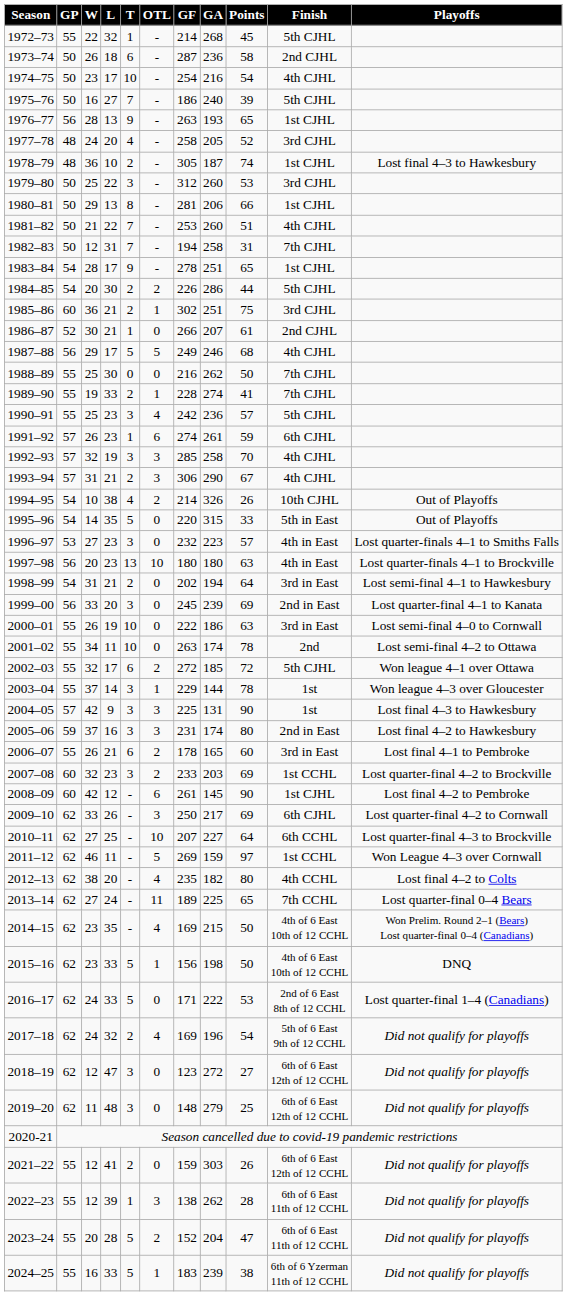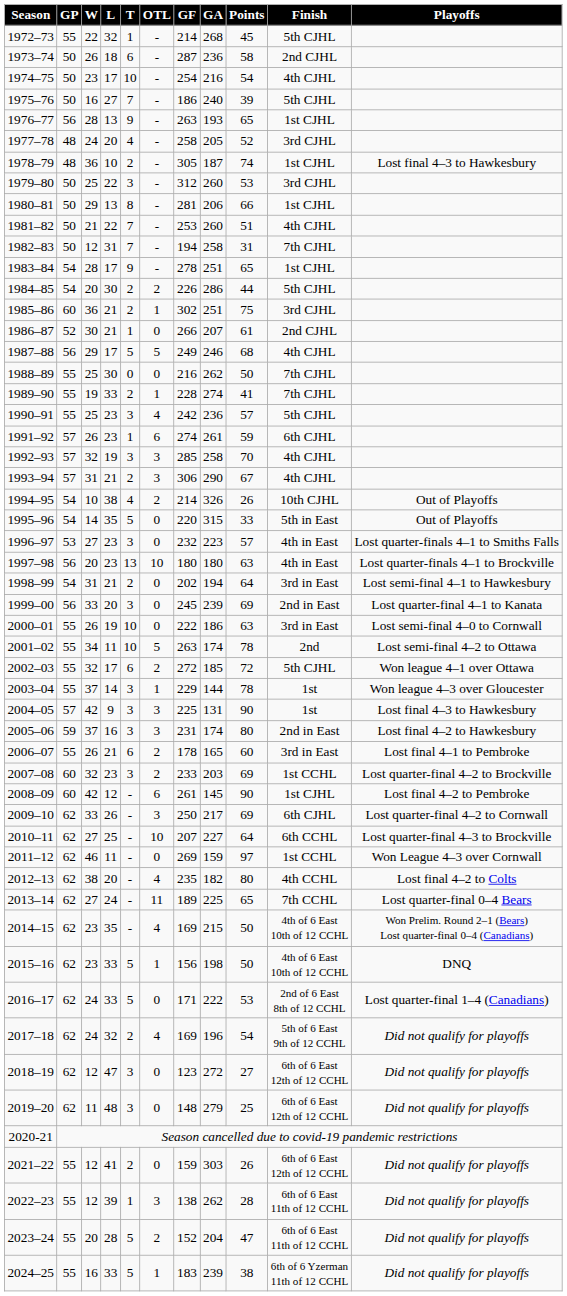(157, 646) 0 -> (157, 646) 5
(157, 857) 5 -> (157, 857) 0
